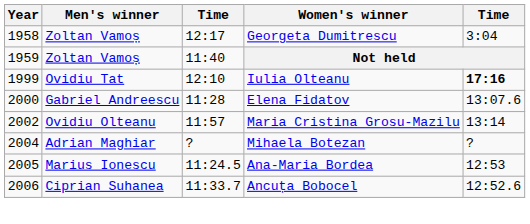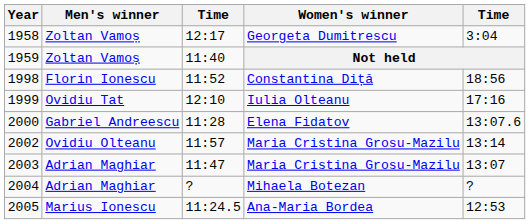+ row: (23, 79)
(486, 79) bold -> (486, 101) normal
+ row: (23, 165)
- row: (23, 186)
